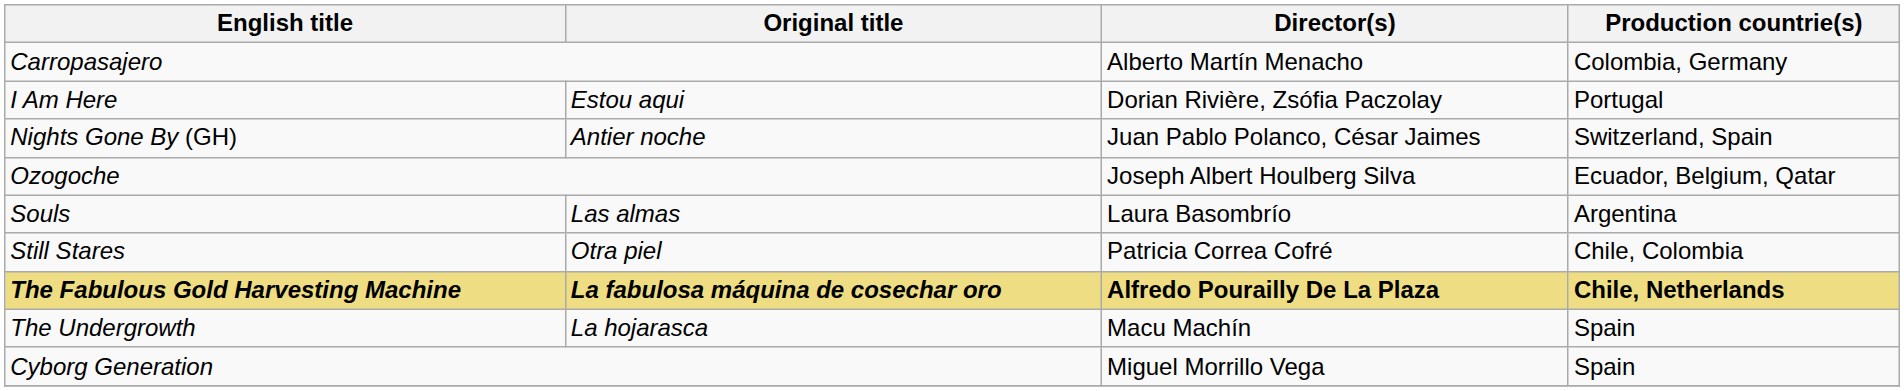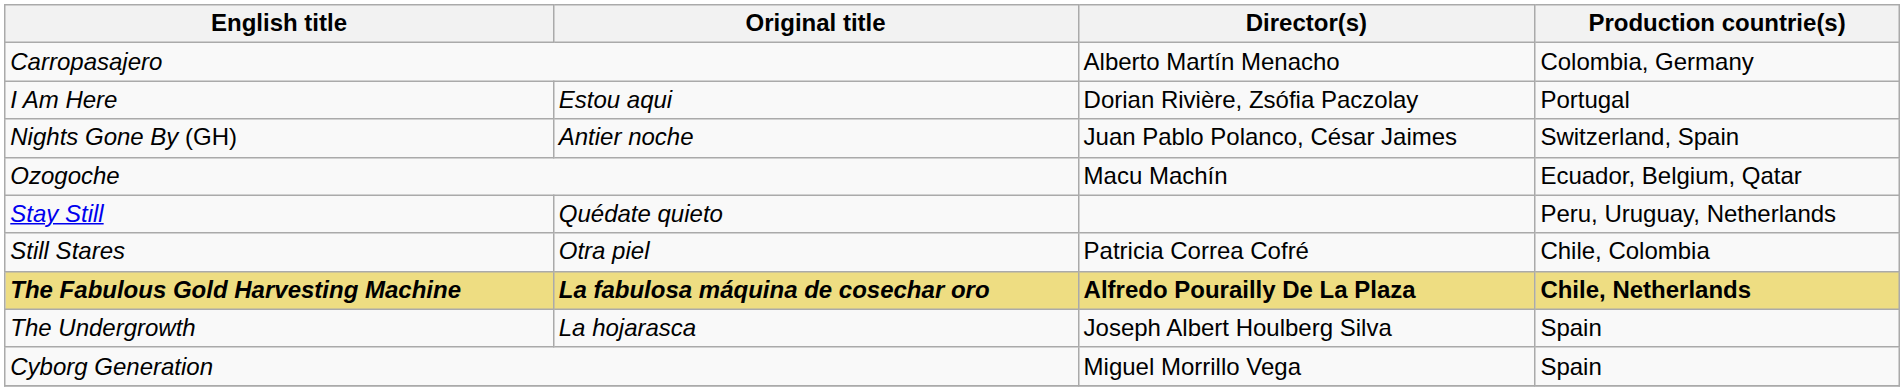(1261, 175) Joseph Albert Houlberg Silva -> (1156, 175) Macu Machín
- row: (40, 213)
+ row: (57, 213)
(1179, 328) Macu Machín -> (1238, 328) Joseph Albert Houlberg Silva
